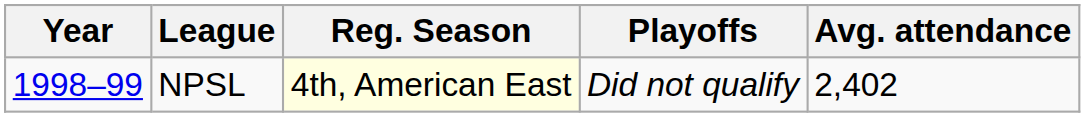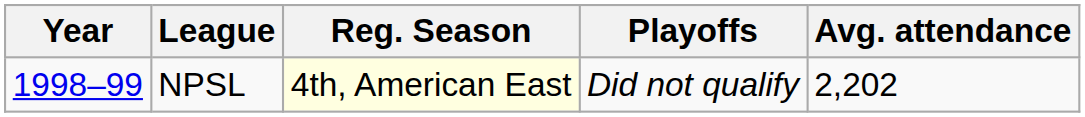(856, 84) 2,402 -> (856, 84) 2,202
